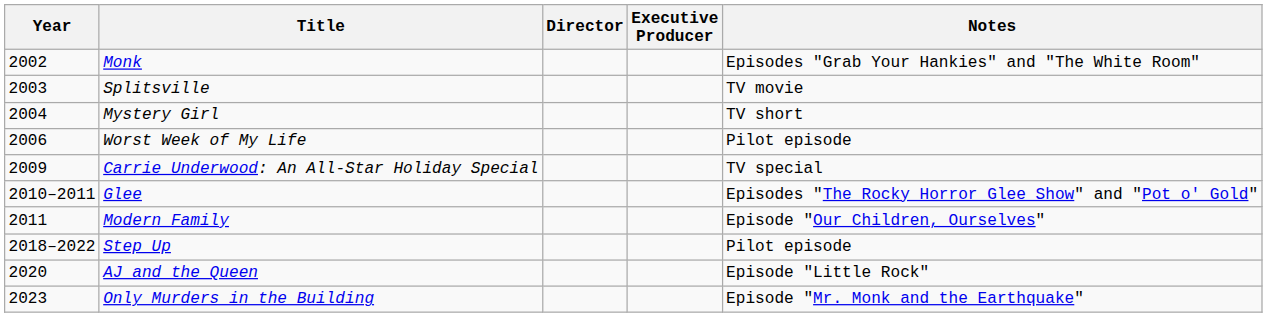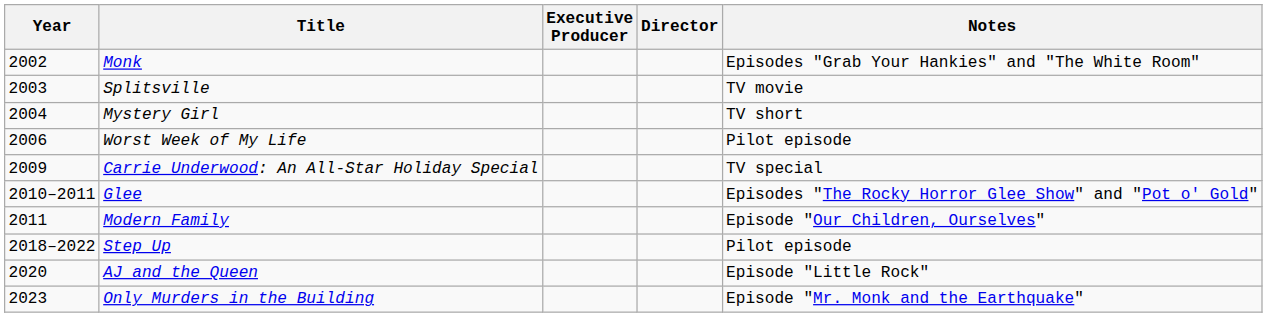columns swapped: (585, 27) <-> (675, 27)
